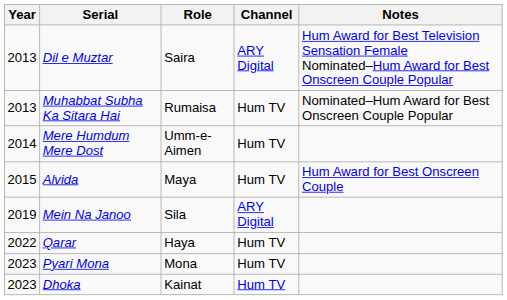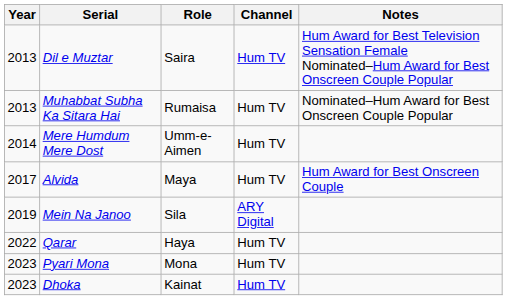(256, 57) ARY Digital -> (261, 57) Hum TV
(22, 179) 2015 -> (22, 179) 2017
